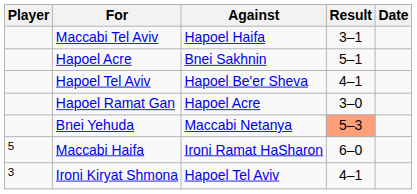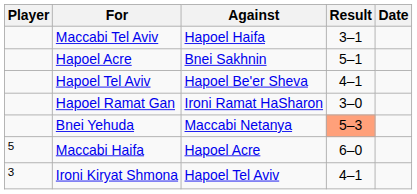(222, 103) Hapoel Acre -> (254, 103) Ironi Ramat HaSharon
(254, 149) Ironi Ramat HaSharon -> (222, 149) Hapoel Acre
